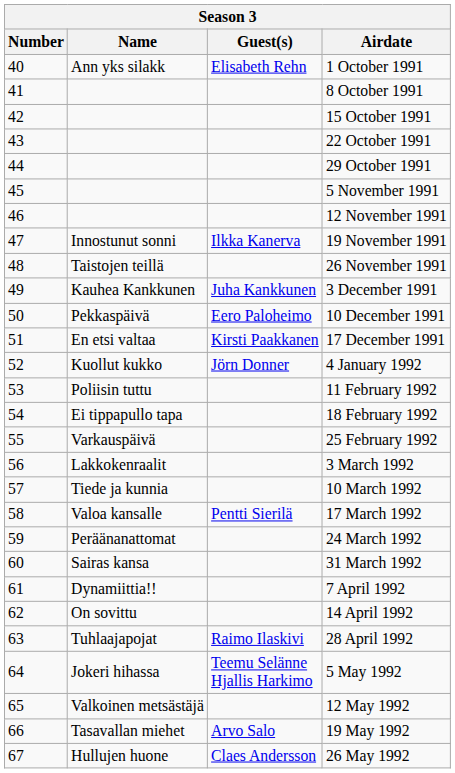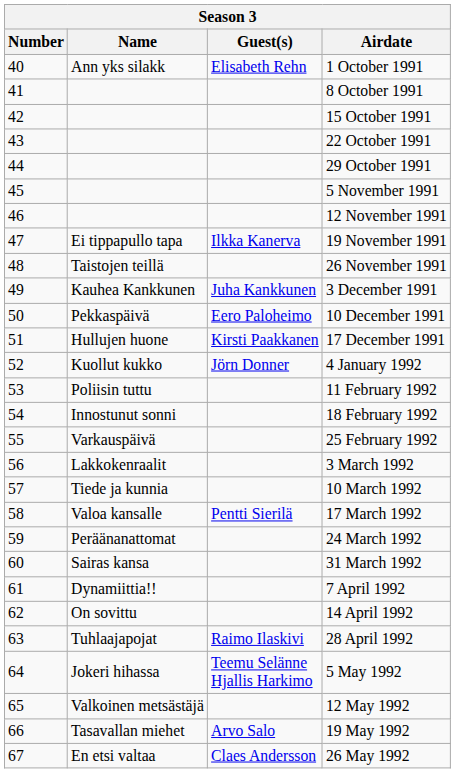(124, 240) Innostunut sonni -> (127, 240) Ei tippapullo tapa
(113, 340) En etsi valtaa -> (120, 340) Hullujen huone
(127, 414) Ei tippapullo tapa -> (124, 414) Innostunut sonni
(120, 755) Hullujen huone -> (113, 755) En etsi valtaa
